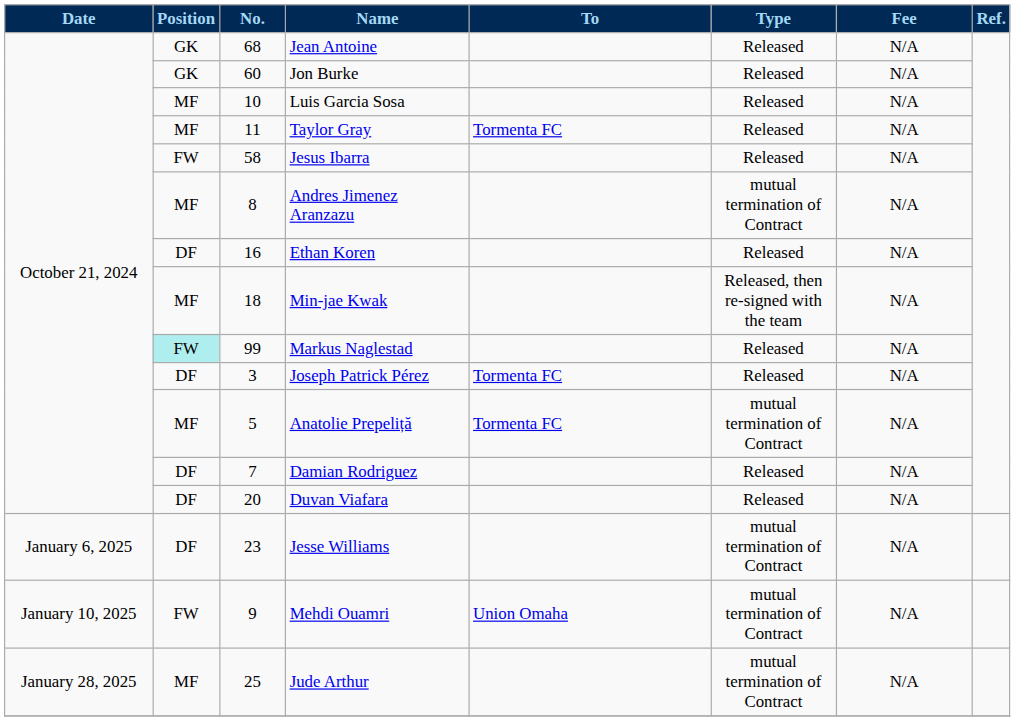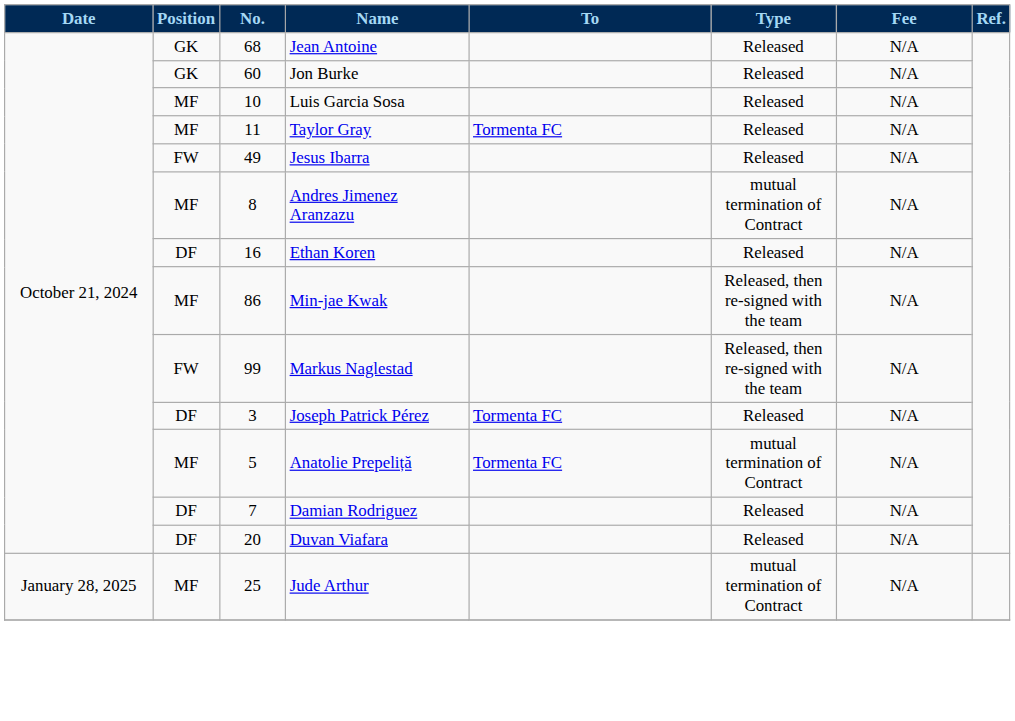(252, 157) 58 -> (252, 157) 49
(252, 300) 18 -> (252, 300) 86
(186, 348) paleturquoise background -> (186, 368) no background
(773, 348) Released -> (773, 368) Released, then re-signed with the team
- row: (339, 547)
- row: (339, 614)
